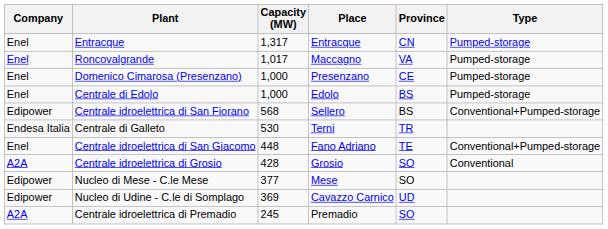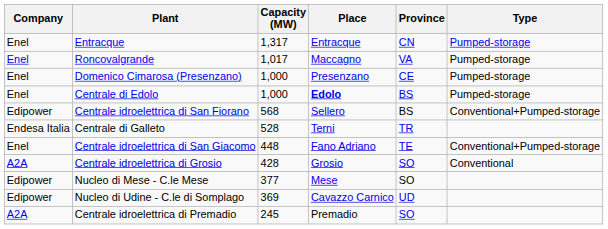(325, 94) normal -> (326, 94) bold
(270, 128) 530 -> (270, 128) 528
